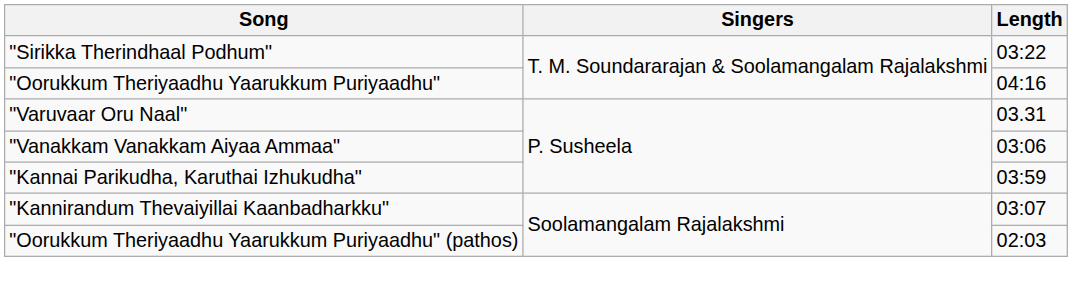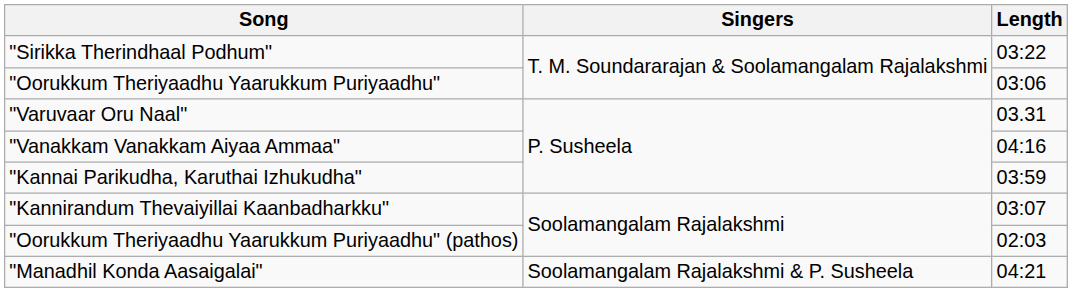(1021, 83) 04:16 -> (1021, 83) 03:06
(1021, 146) 03:06 -> (1021, 146) 04:16
+ row: (136, 271)
